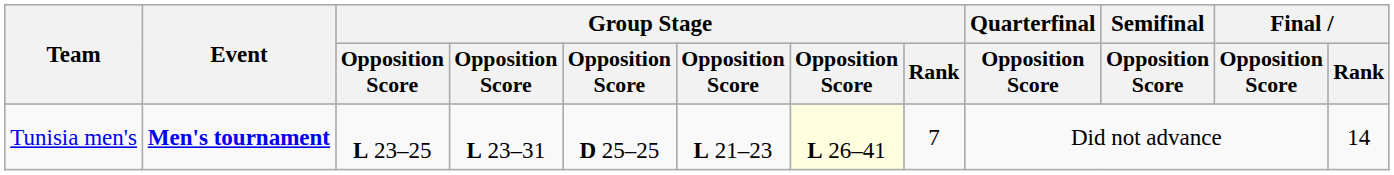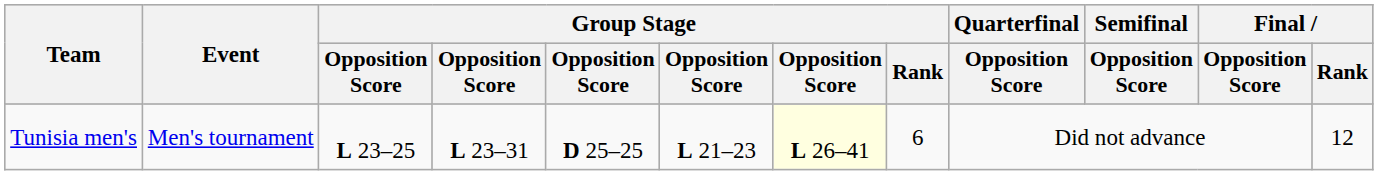(239, 137) bold -> (231, 137) normal
(934, 137) 7 -> (918, 137) 6
(1359, 137) 14 -> (1342, 137) 12
